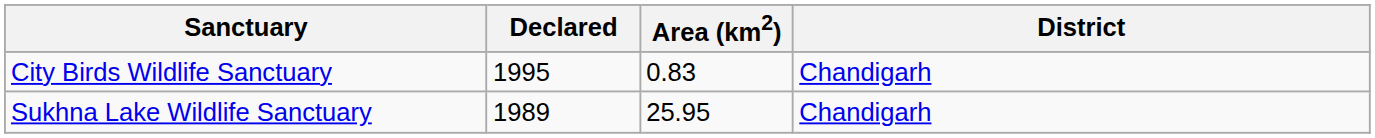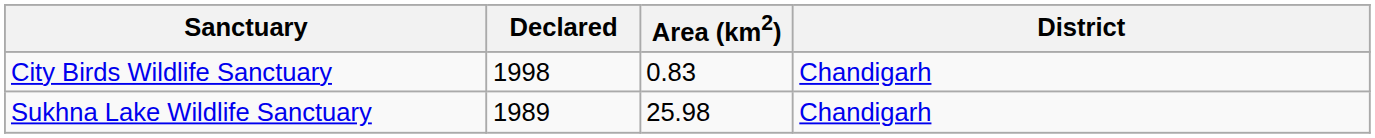(522, 72) 1995 -> (522, 72) 1998
(678, 112) 25.95 -> (678, 112) 25.98
